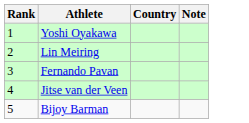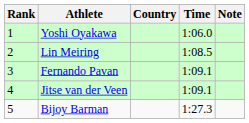+ column: (197, 14)
